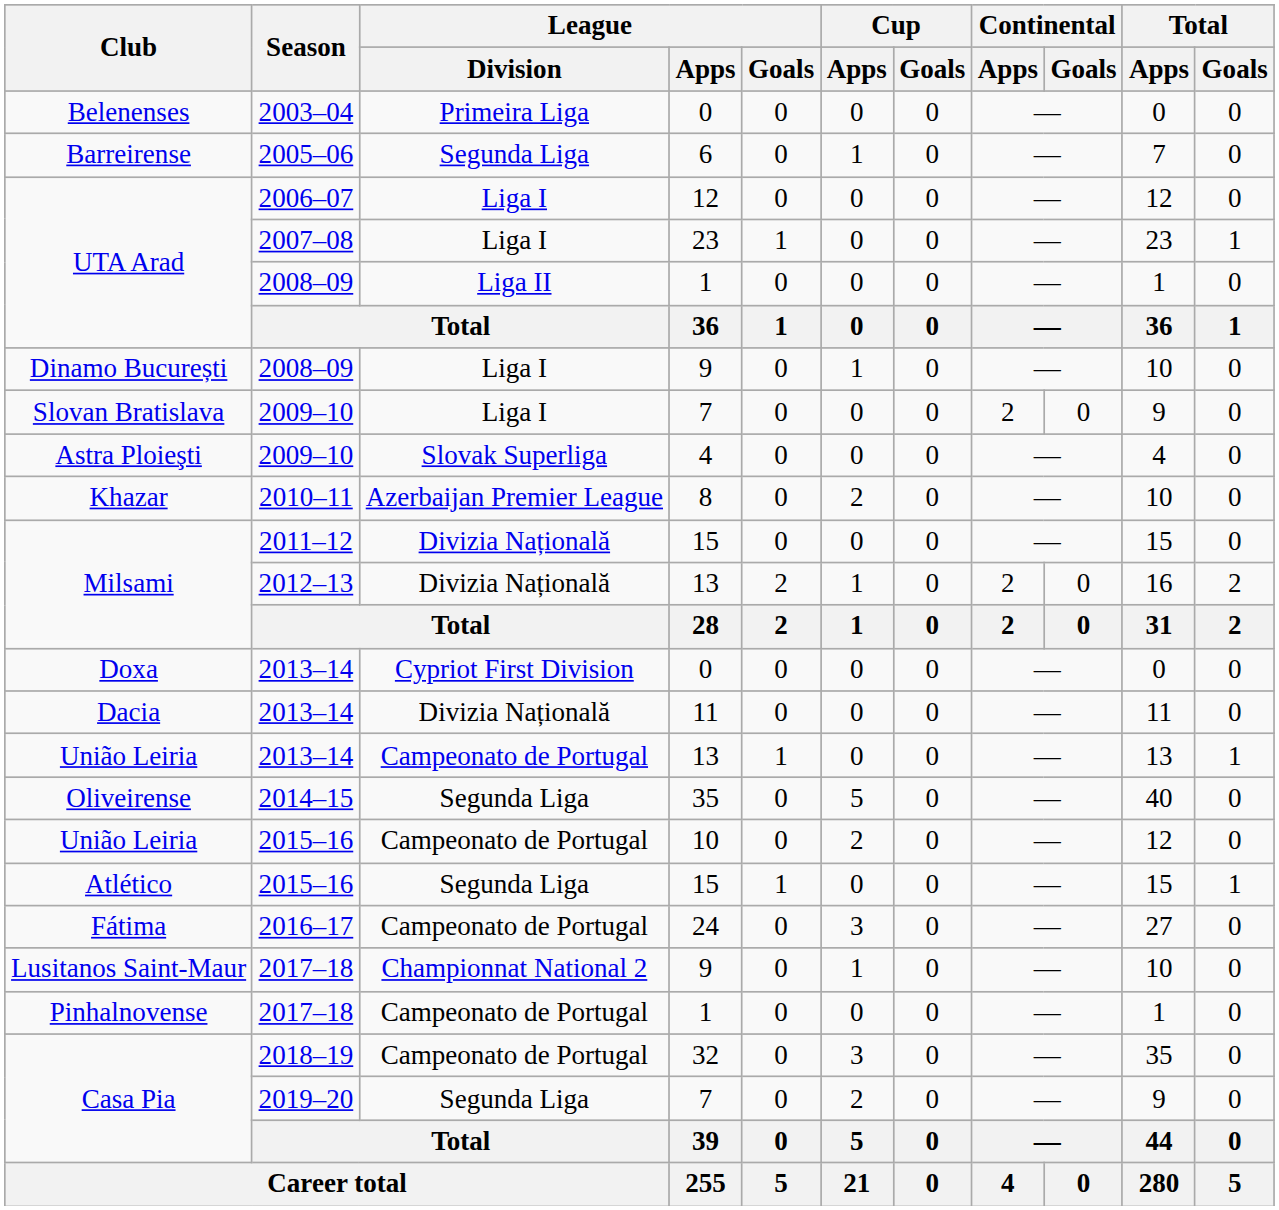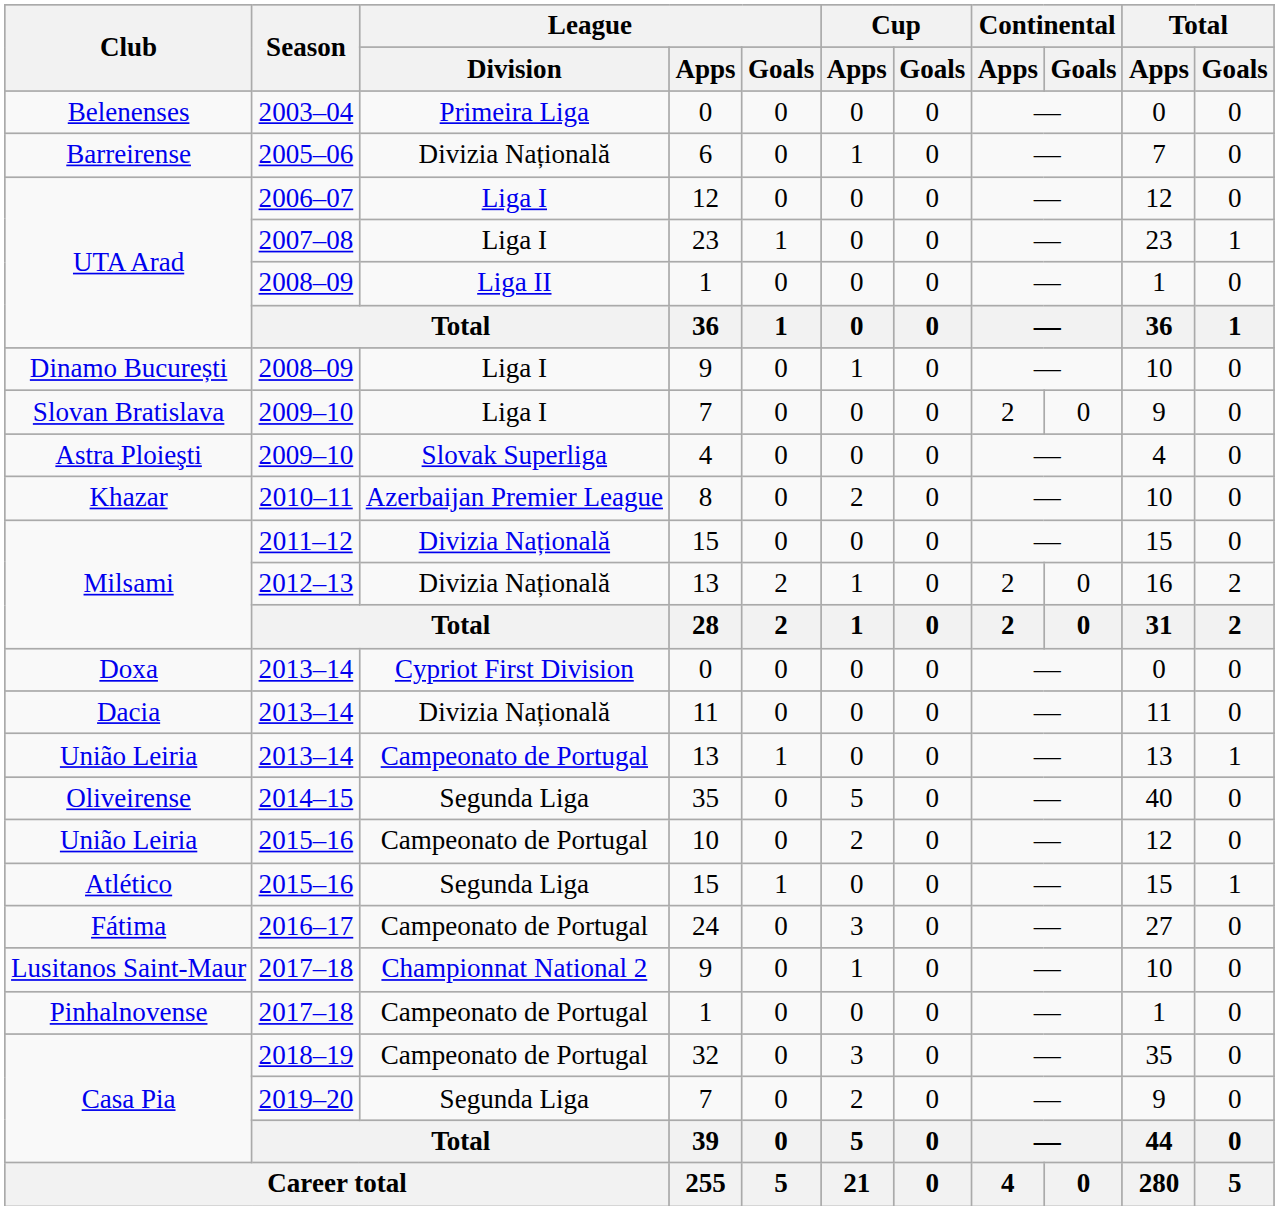(514, 154) Segunda Liga -> (514, 154) Divizia Națională
